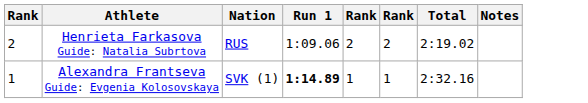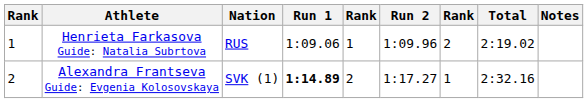+ column: (410, 15)
(11, 43) 2 -> (11, 43) 1
(350, 43) 2 -> (350, 43) 1
(11, 79) 1 -> (11, 79) 2
(350, 79) 1 -> (350, 79) 2
